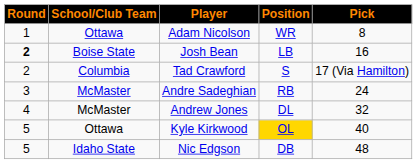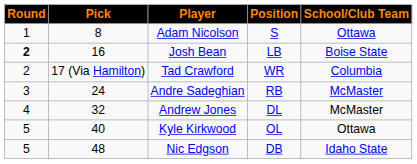columns swapped: (362, 14) <-> (104, 14)
(286, 33) WR -> (274, 33) S
(286, 71) S -> (274, 71) WR
(286, 129) gold background -> (274, 129) no background
